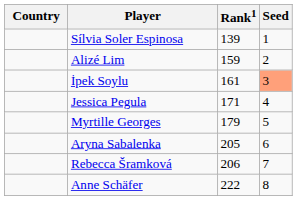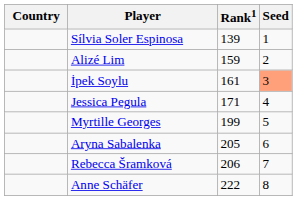(230, 122) 179 -> (230, 122) 199
